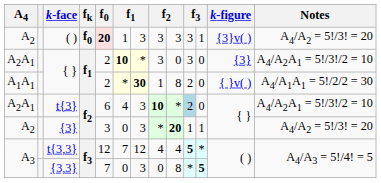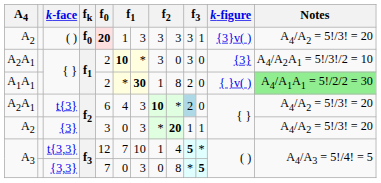(317, 83) no background -> (317, 83) lightgreen background
(315, 105) A4/A2A1 = 5!/3!/2 = 10 -> (327, 105) A4/A2 = 5!/3! = 20
(140, 148) 12 -> (140, 148) 10
(160, 148) 4 -> (160, 148) 1
